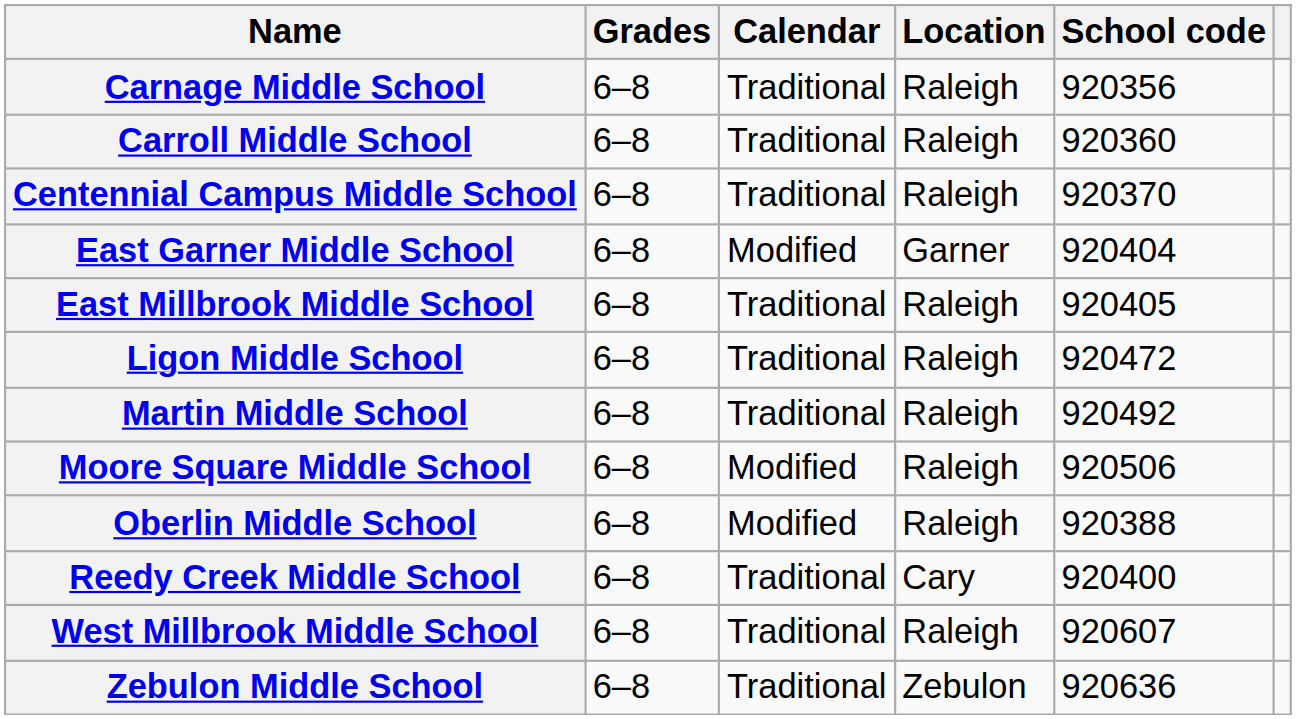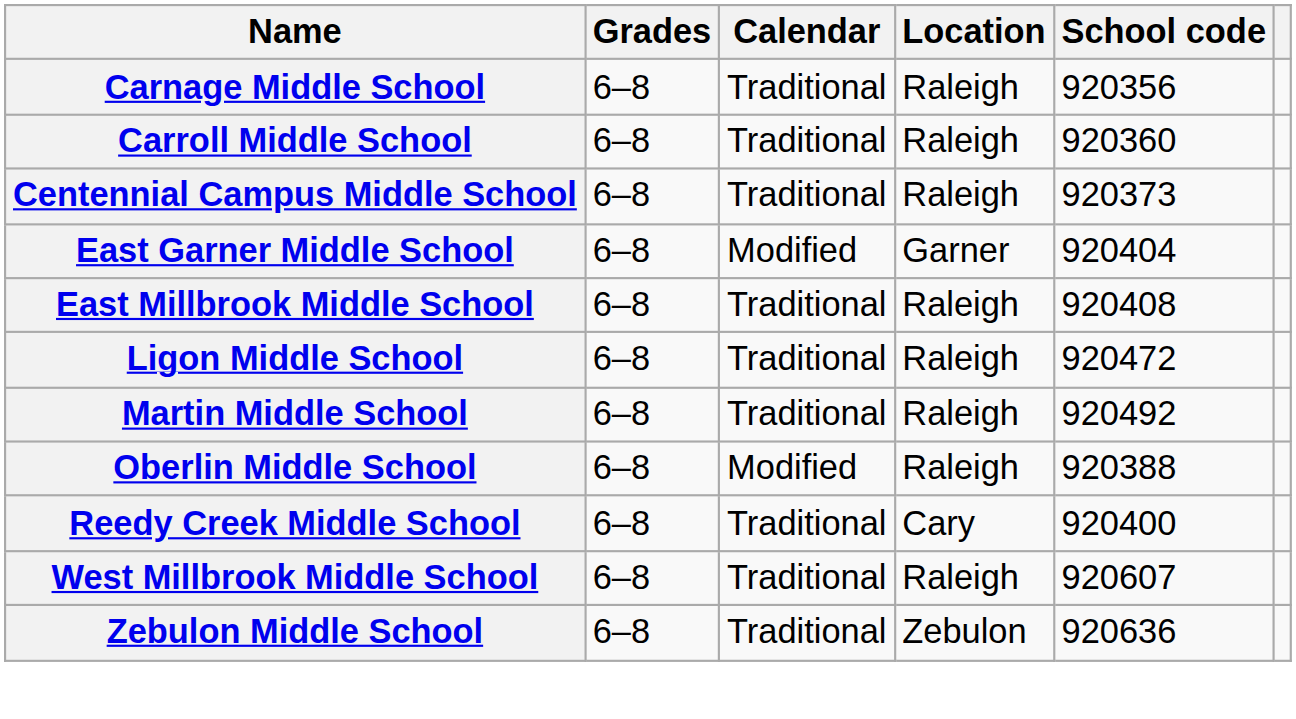(1119, 195) 920370 -> (1119, 195) 920373
(1119, 304) 920405 -> (1119, 304) 920408
- row: (295, 468)
